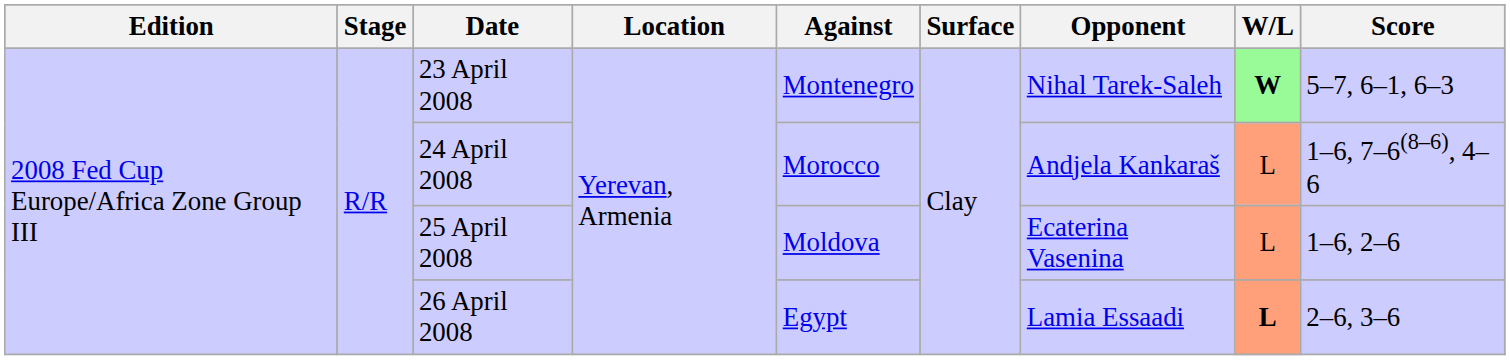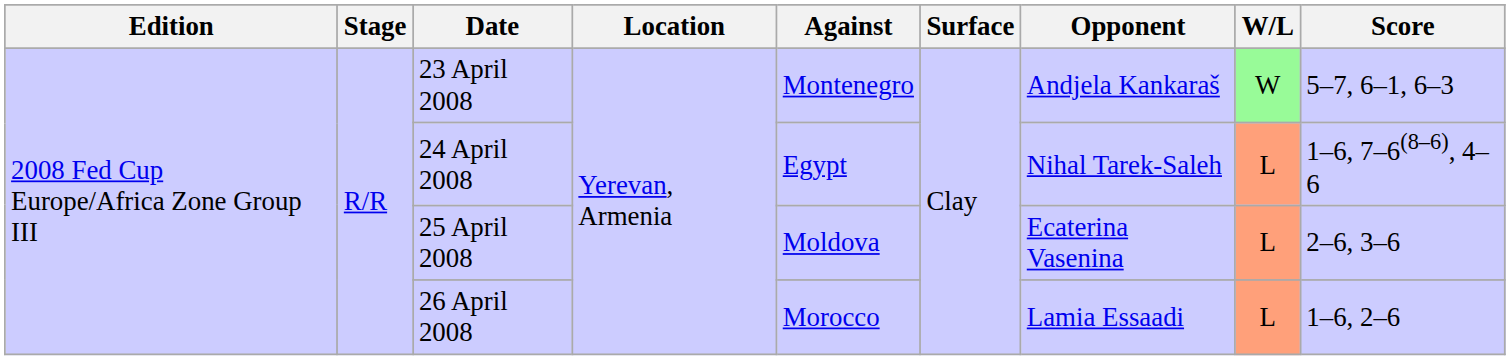(1124, 84) Nihal Tarek-Saleh -> (1123, 84) Andjela Kankaraš
(1268, 84) bold -> (1268, 84) normal
(831, 163) Morocco -> (815, 163) Egypt
(1123, 163) Andjela Kankaraš -> (1124, 163) Nihal Tarek-Saleh
(1353, 241) 1–6, 2–6 -> (1353, 241) 2–6, 3–6
(815, 316) Egypt -> (831, 316) Morocco
(1268, 316) bold -> (1268, 316) normal
(1353, 316) 2–6, 3–6 -> (1353, 316) 1–6, 2–6
